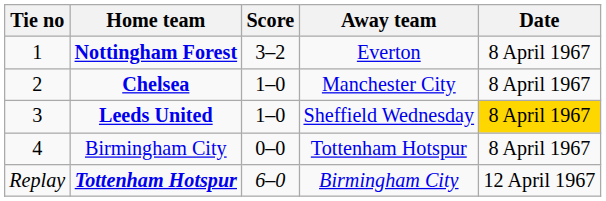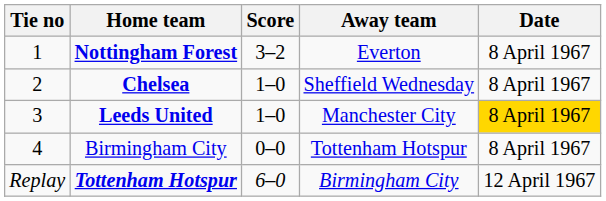(389, 84) Manchester City -> (389, 84) Sheffield Wednesday
(389, 116) Sheffield Wednesday -> (389, 116) Manchester City
